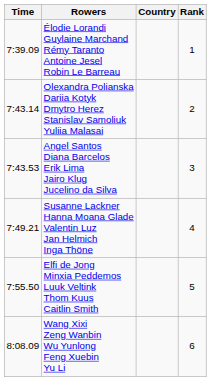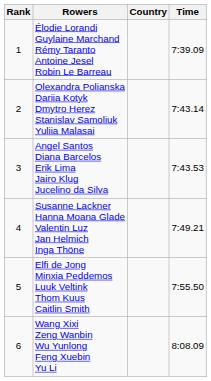columns swapped: (192, 12) <-> (23, 12)
